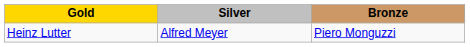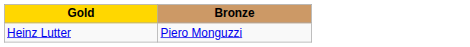- column: (235, 13)
